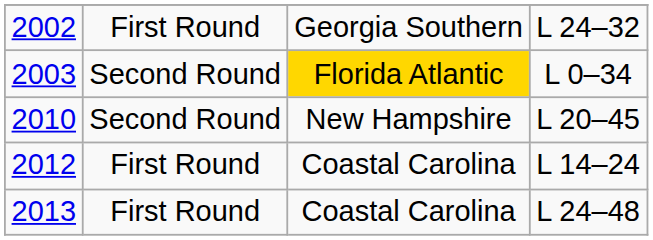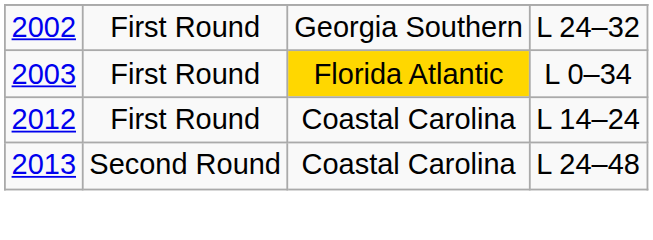(185, 73) Second Round -> (185, 73) First Round
- row: (44, 119)
(185, 211) First Round -> (185, 165) Second Round
